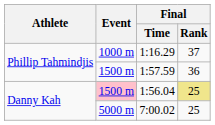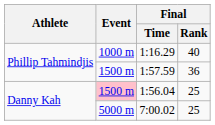(194, 52) 37 -> (194, 52) 40
(194, 91) khaki background -> (194, 91) no background
